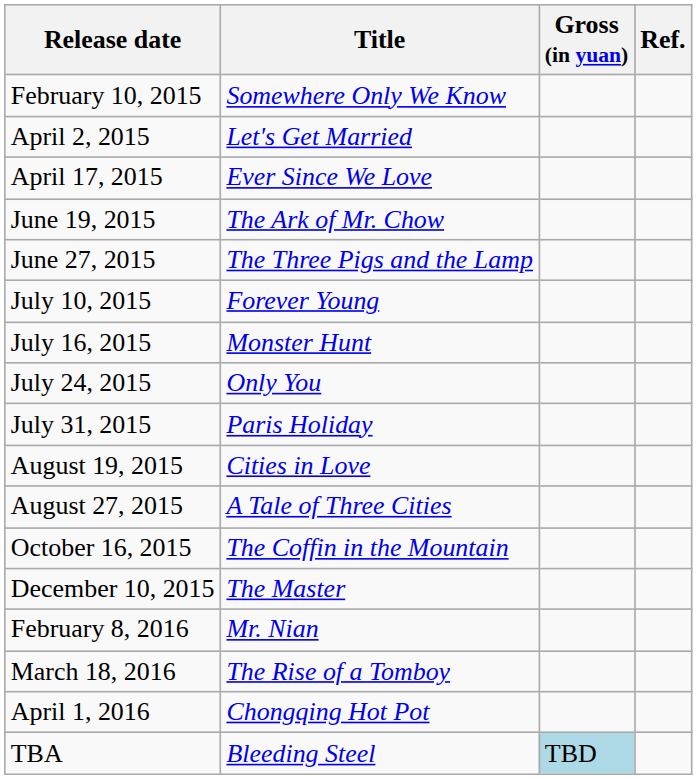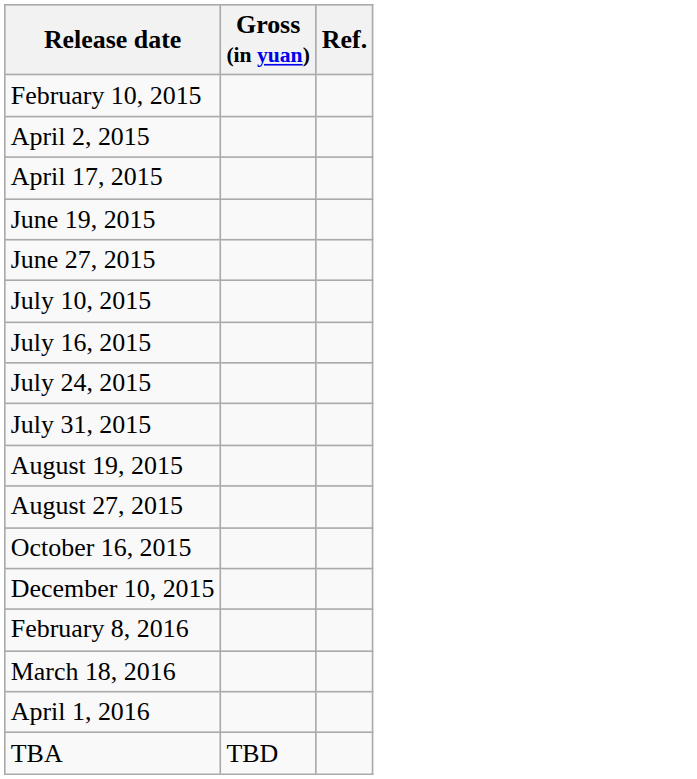- column: (380, 39)
(571, 753) lightblue background -> (252, 753) no background
